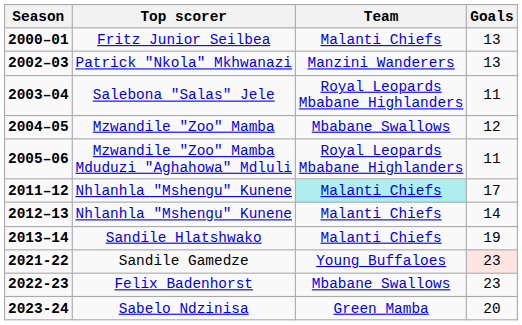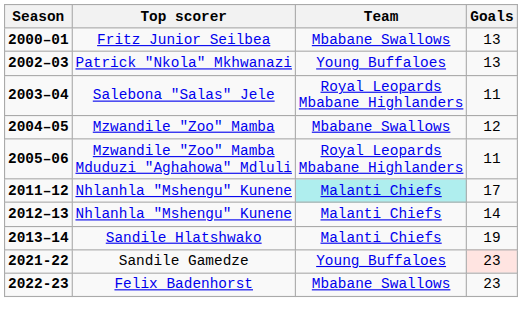(381, 40) Malanti Chiefs -> (381, 40) Mbabane Swallows
(381, 63) Manzini Wanderers -> (381, 63) Young Buffaloes
- row: (38, 308)
